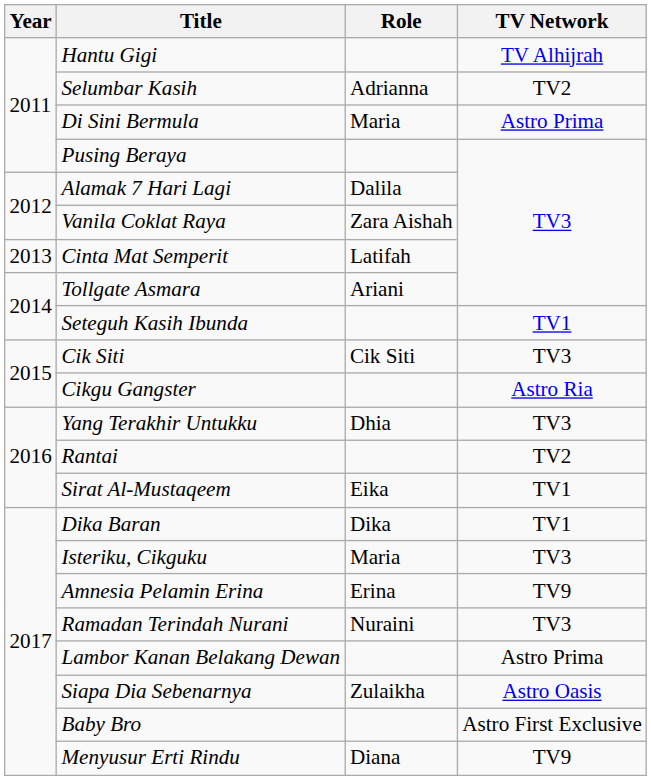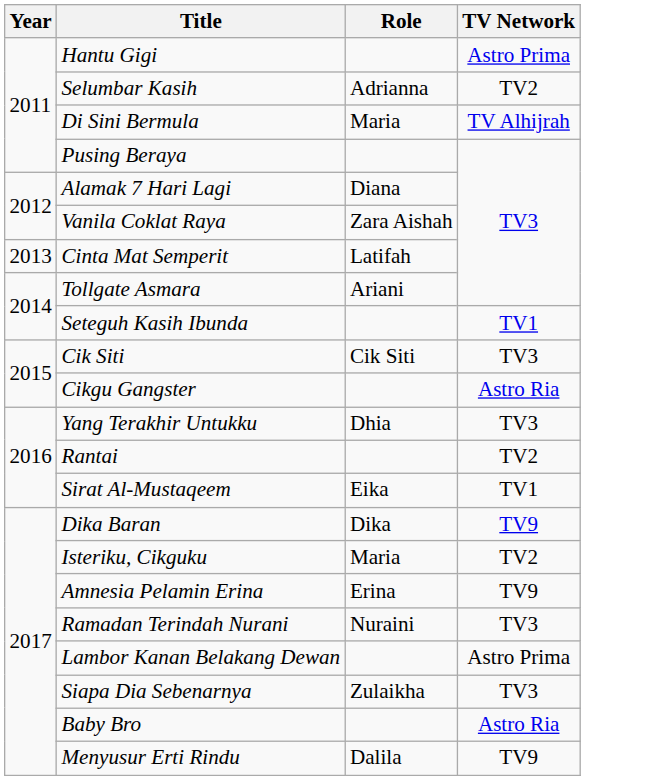(552, 54) TV Alhijrah -> (519, 54) Astro Prima
(552, 121) Astro Prima -> (519, 121) TV Alhijrah
(376, 188) Dalila -> (375, 188) Diana
(552, 523) TV1 -> (519, 523) TV9
(552, 557) TV3 -> (519, 557) TV2
(552, 691) Astro Oasis -> (519, 691) TV3
(552, 724) Astro First Exclusive -> (519, 724) Astro Ria
(375, 758) Diana -> (376, 758) Dalila
